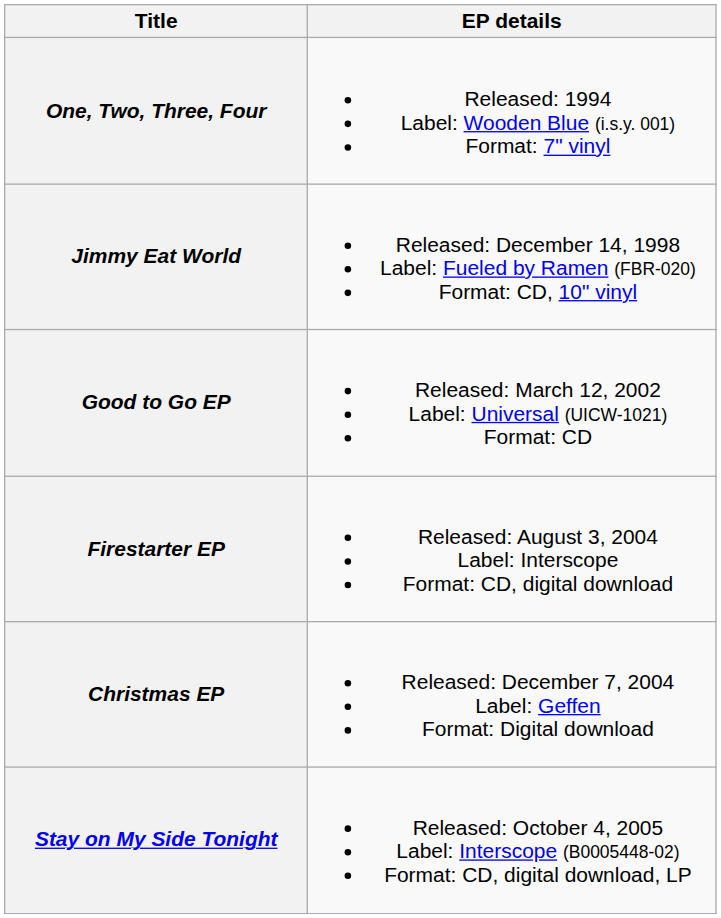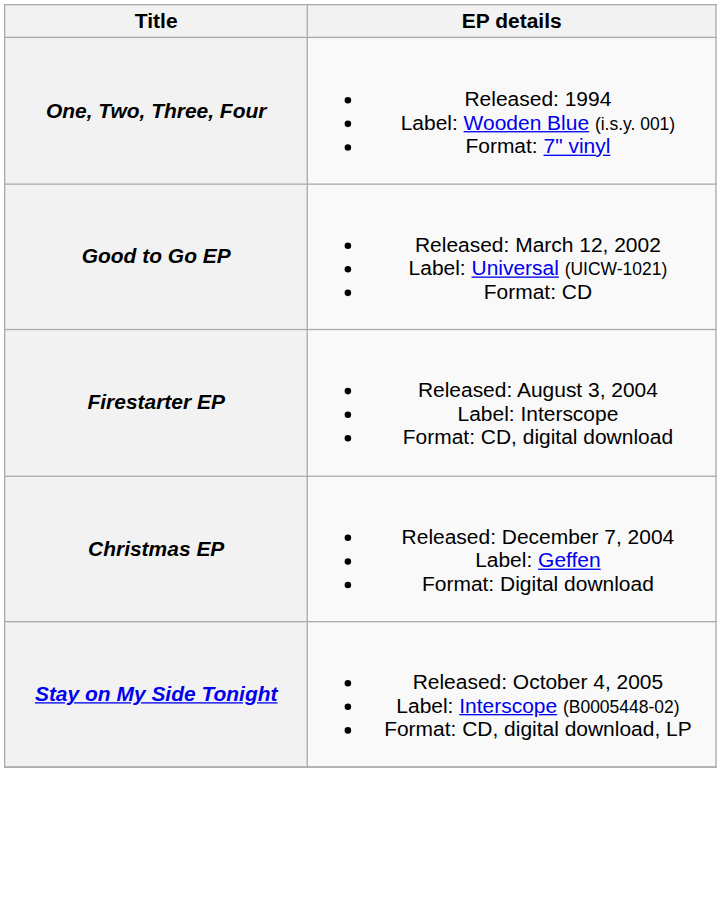- row: (156, 256)
